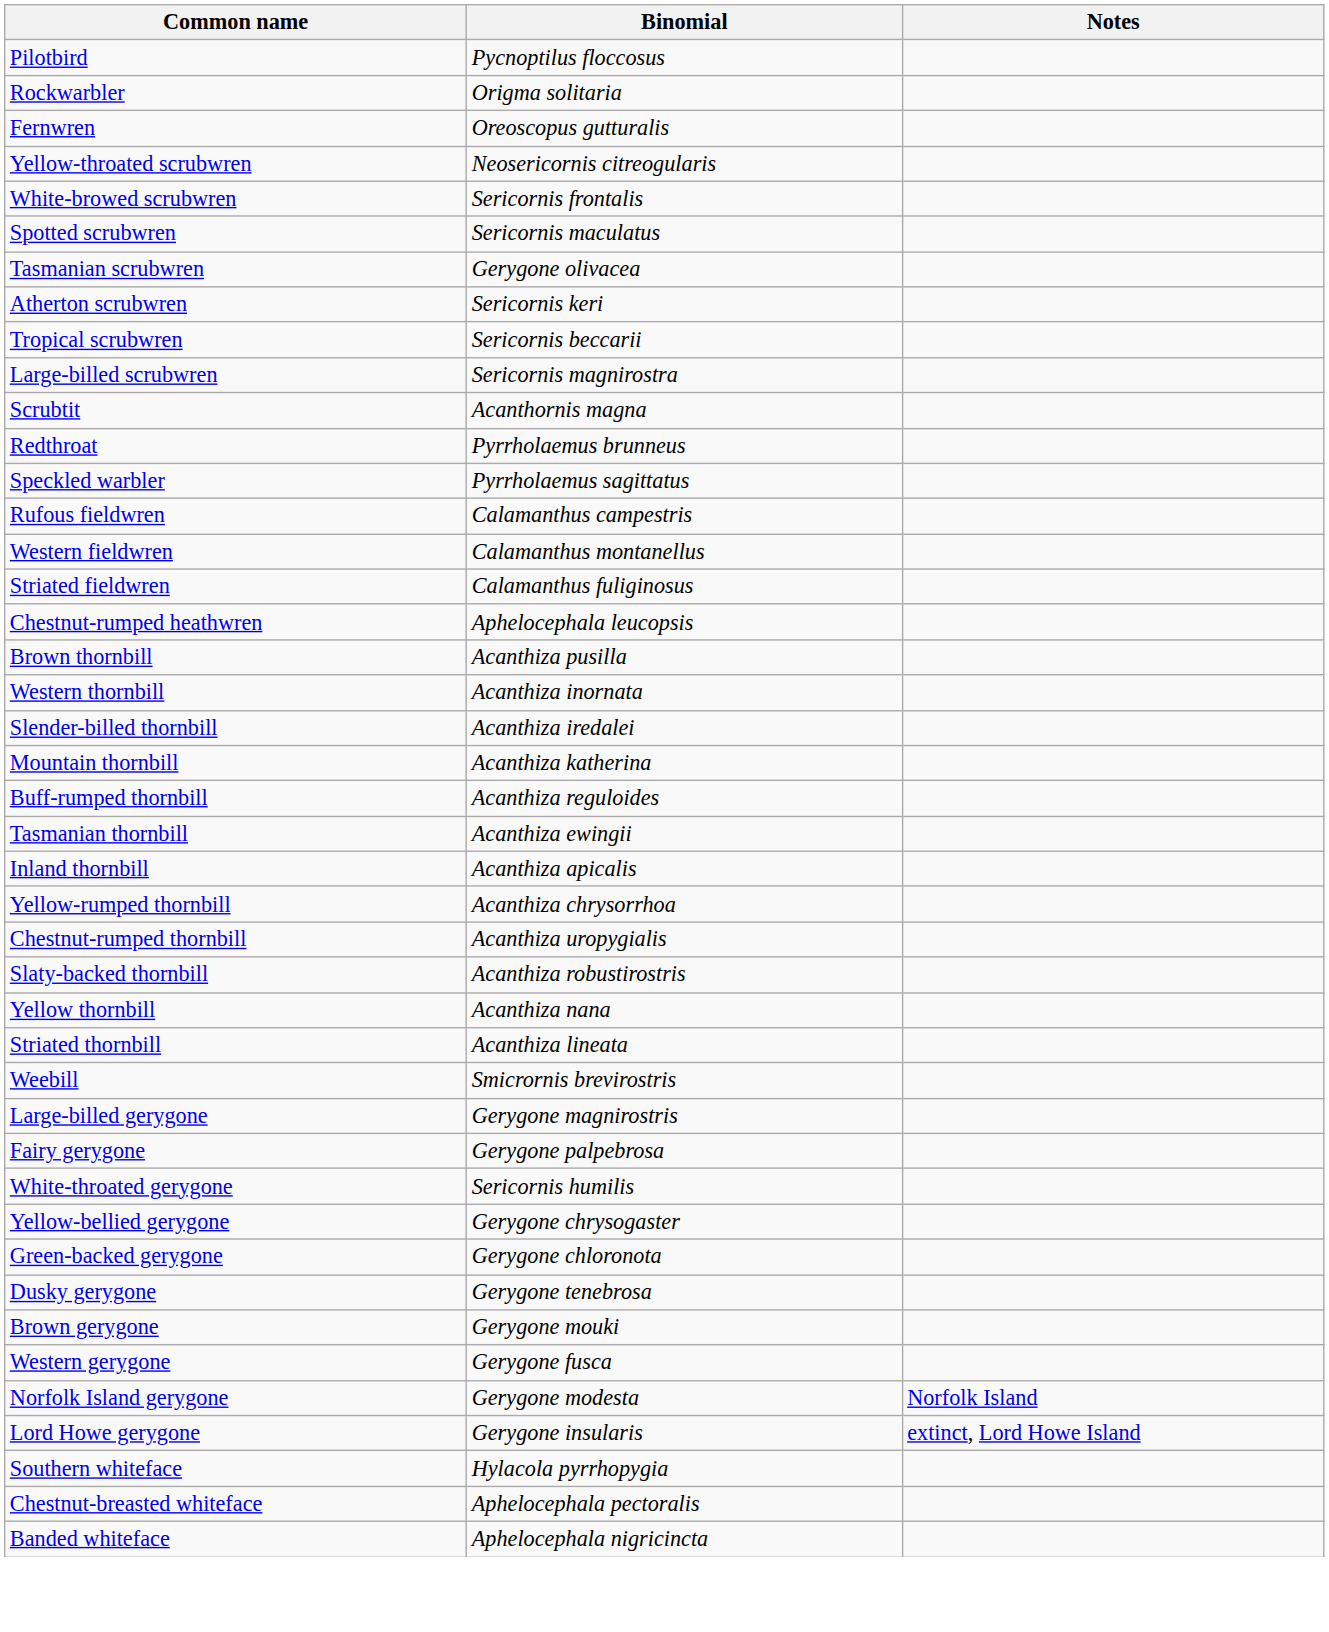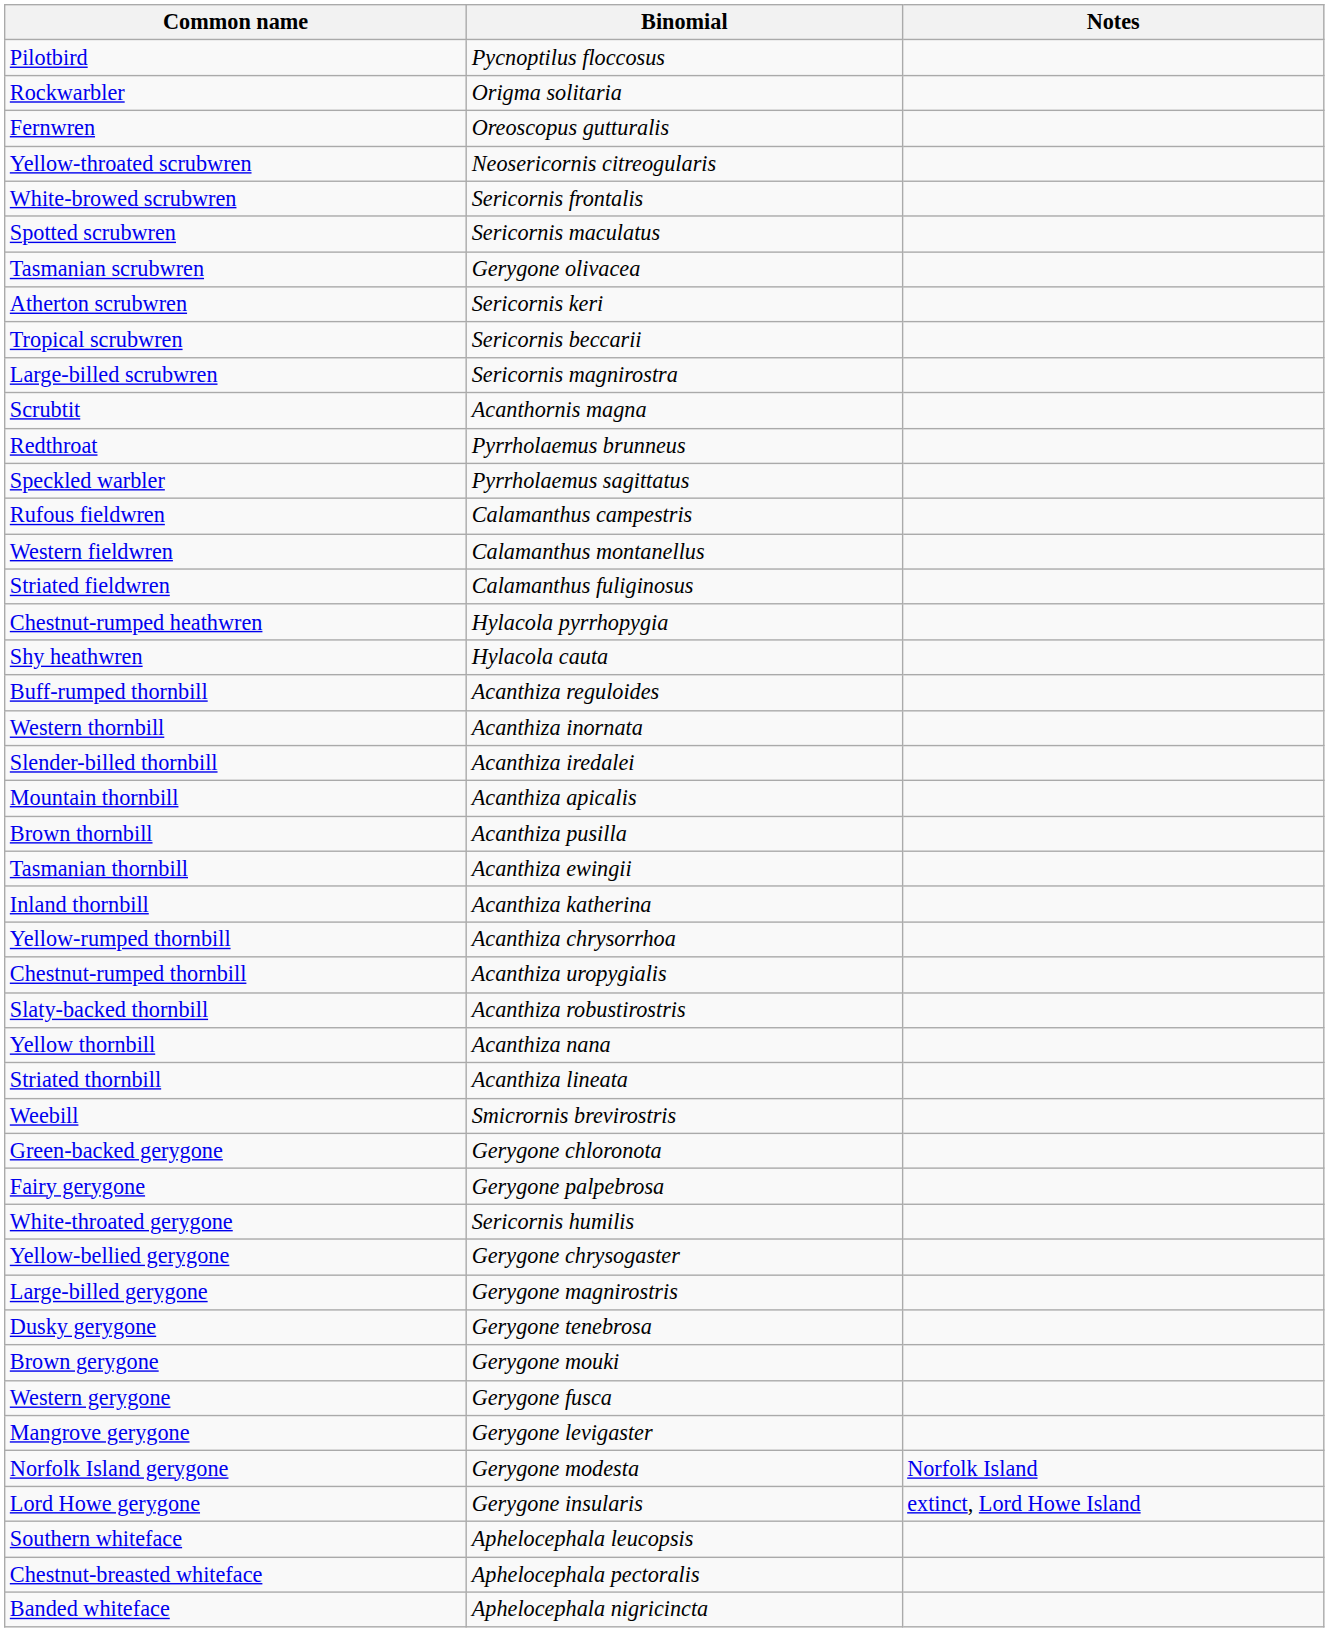(583, 621) Aphelocephala leucopsis -> (570, 621) Hylacola pyrrhopygia
+ row: (76, 657)
rows swapped: (109, 798) <-> (81, 657)
(562, 762) Acanthiza katherina -> (554, 798) Acanthiza apicalis
(554, 868) Acanthiza apicalis -> (562, 903) Acanthiza katherina
rows swapped: (116, 1256) <-> (109, 1115)
+ row: (100, 1432)
(570, 1468) Hylacola pyrrhopygia -> (583, 1538) Aphelocephala leucopsis
